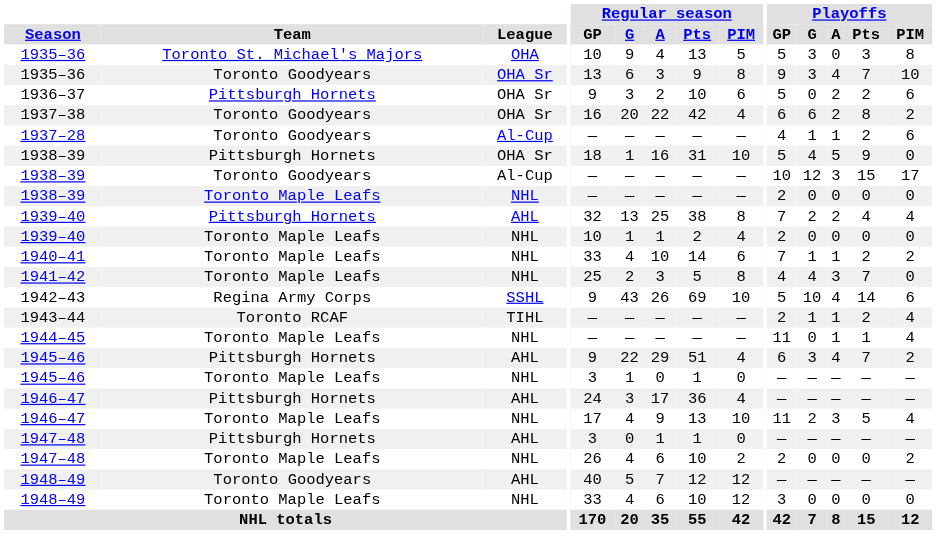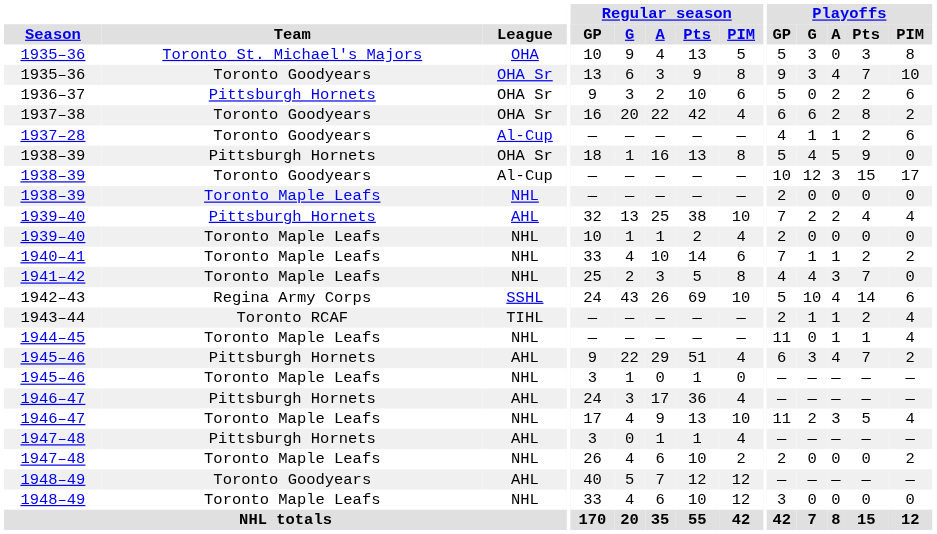(697, 156) 31 -> (697, 156) 13
(741, 156) 10 -> (741, 156) 8
(741, 216) 8 -> (741, 216) 10
(592, 297) 9 -> (592, 297) 24
(741, 439) 0 -> (741, 439) 4
